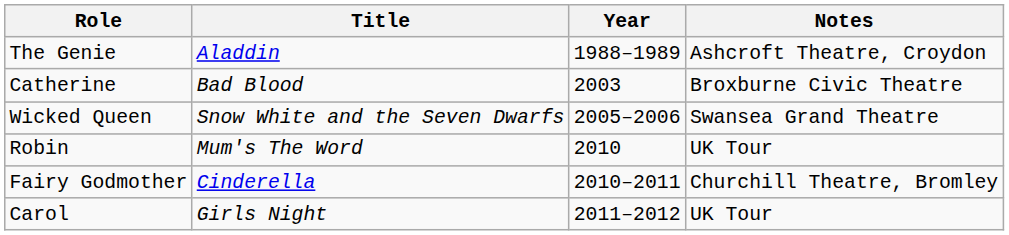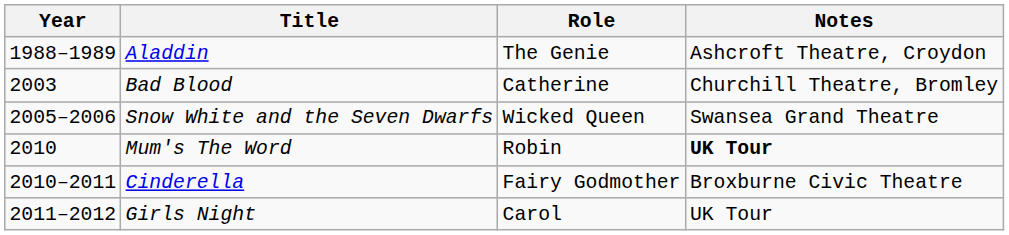columns swapped: (627, 21) <-> (98, 21)
(826, 85) Broxburne Civic Theatre -> (844, 85) Churchill Theatre, Bromley
(731, 150) normal -> (731, 150) bold
(844, 182) Churchill Theatre, Bromley -> (826, 182) Broxburne Civic Theatre
